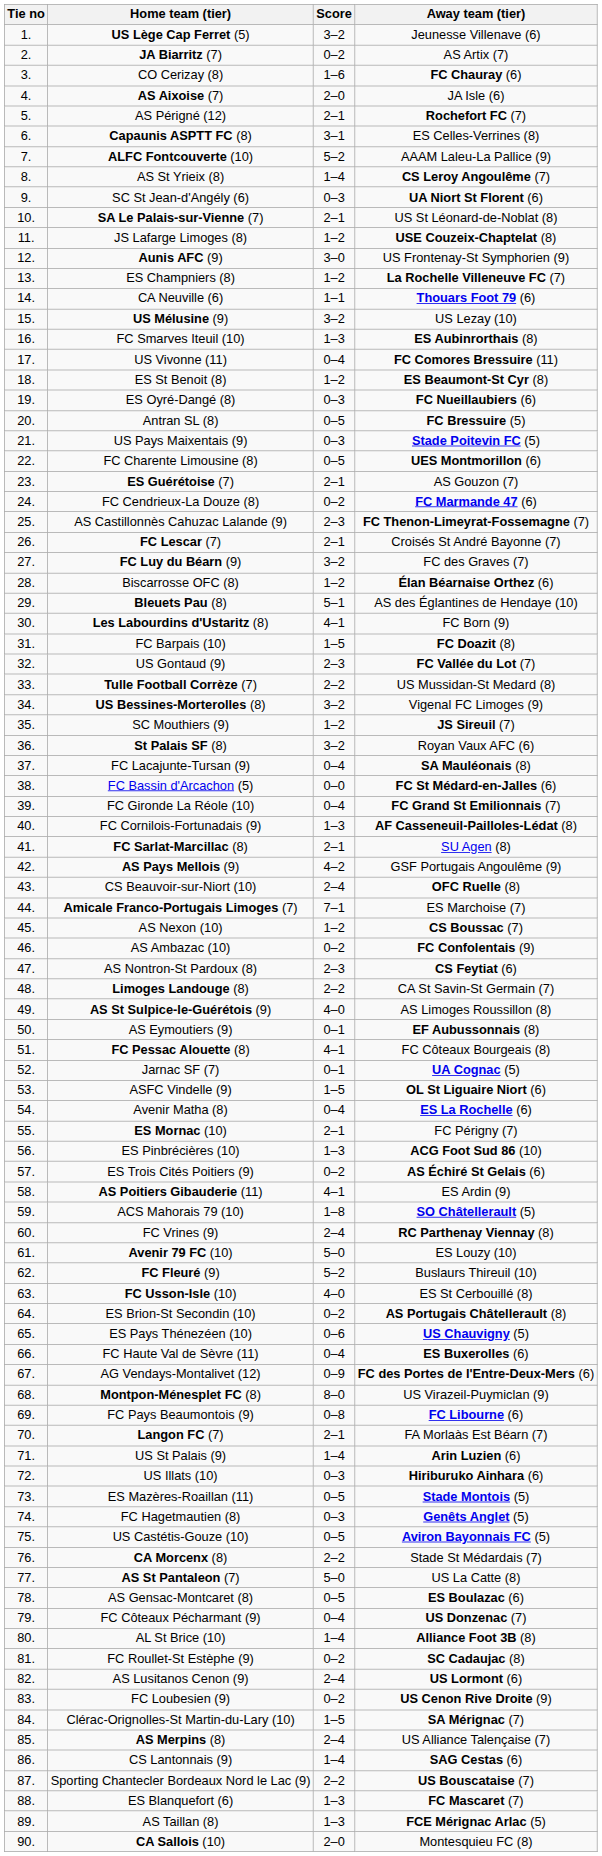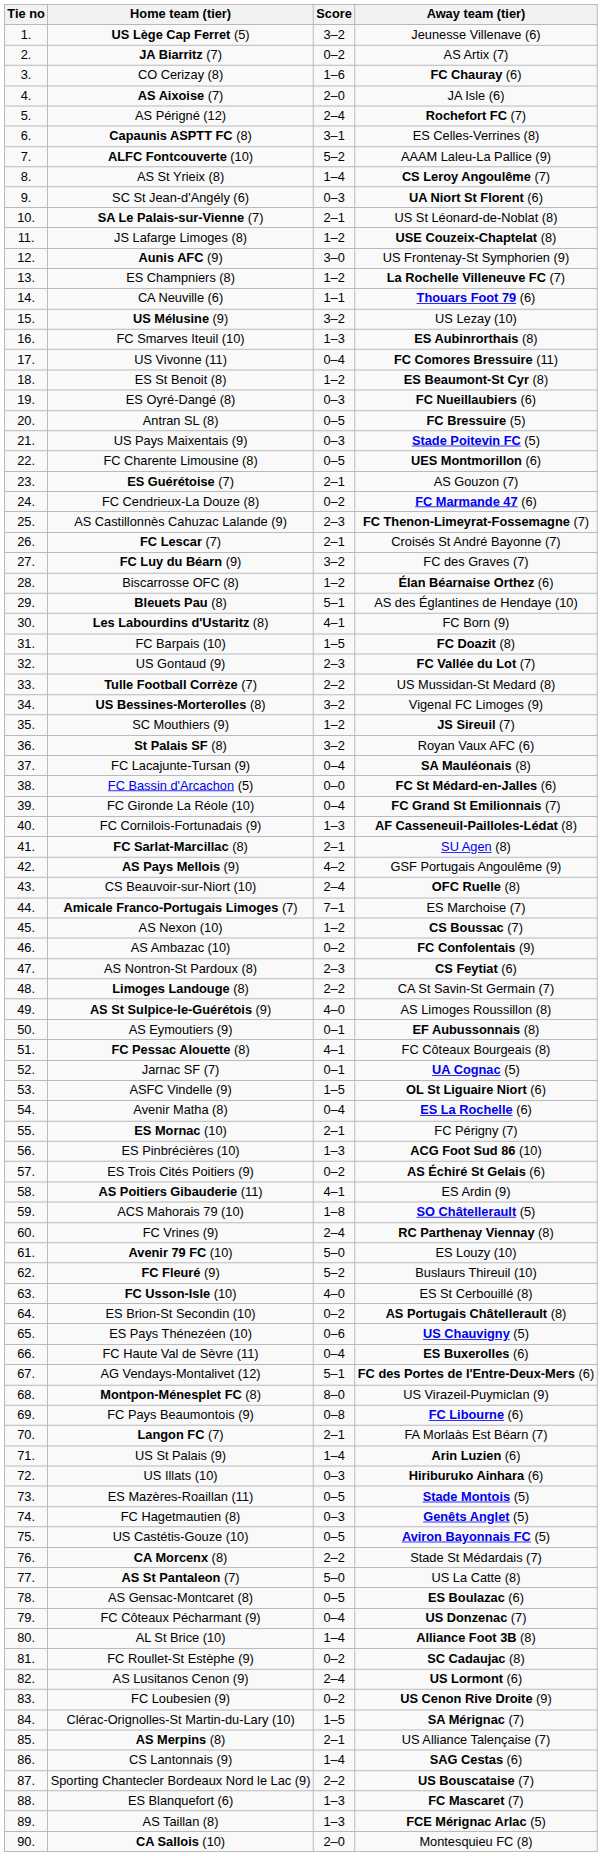(334, 116) 2–1 -> (334, 116) 2–4
(334, 1374) 0–9 -> (334, 1374) 5–1
(334, 1740) 2–4 -> (334, 1740) 2–1
